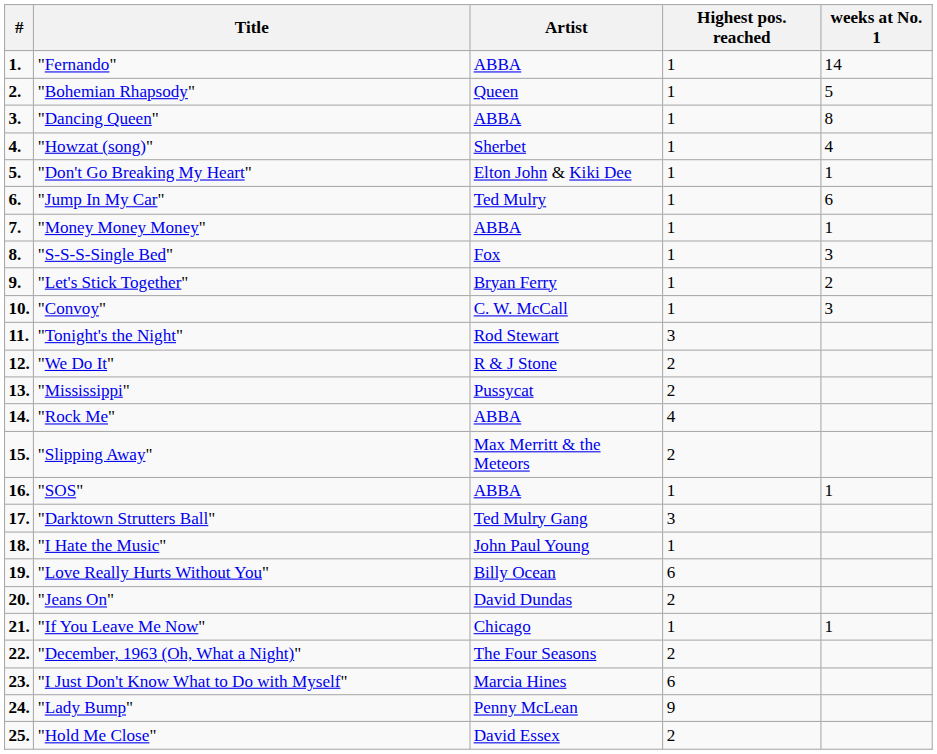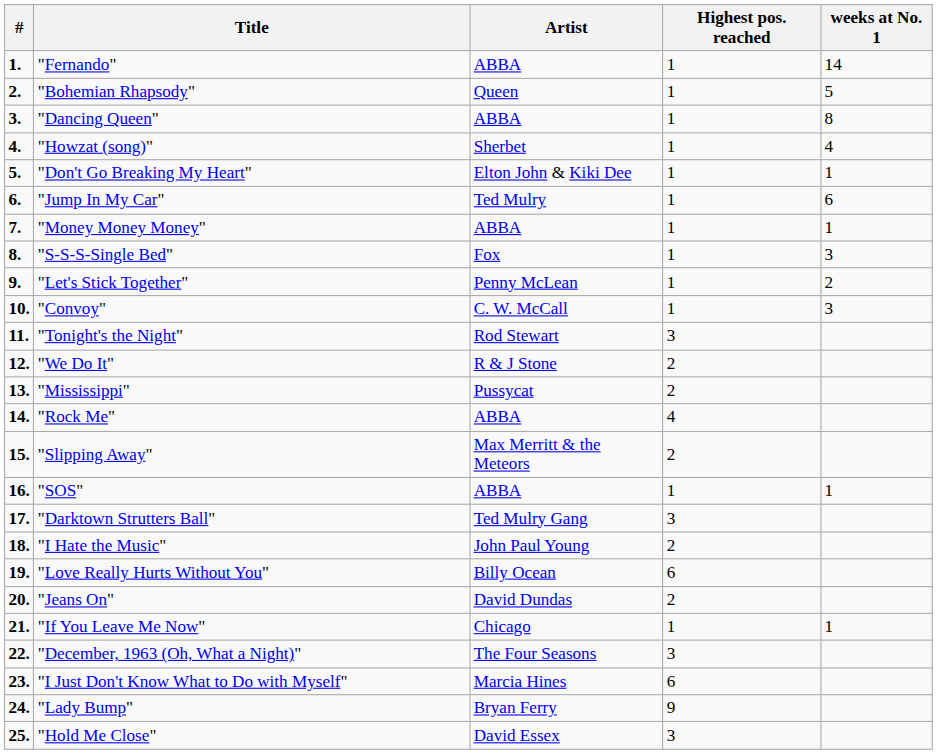(515, 281) Bryan Ferry -> (526, 281) Penny McLean
(671, 545) 1 -> (671, 545) 2
(671, 653) 2 -> (671, 653) 3
(526, 708) Penny McLean -> (515, 708) Bryan Ferry
(671, 735) 2 -> (671, 735) 3
